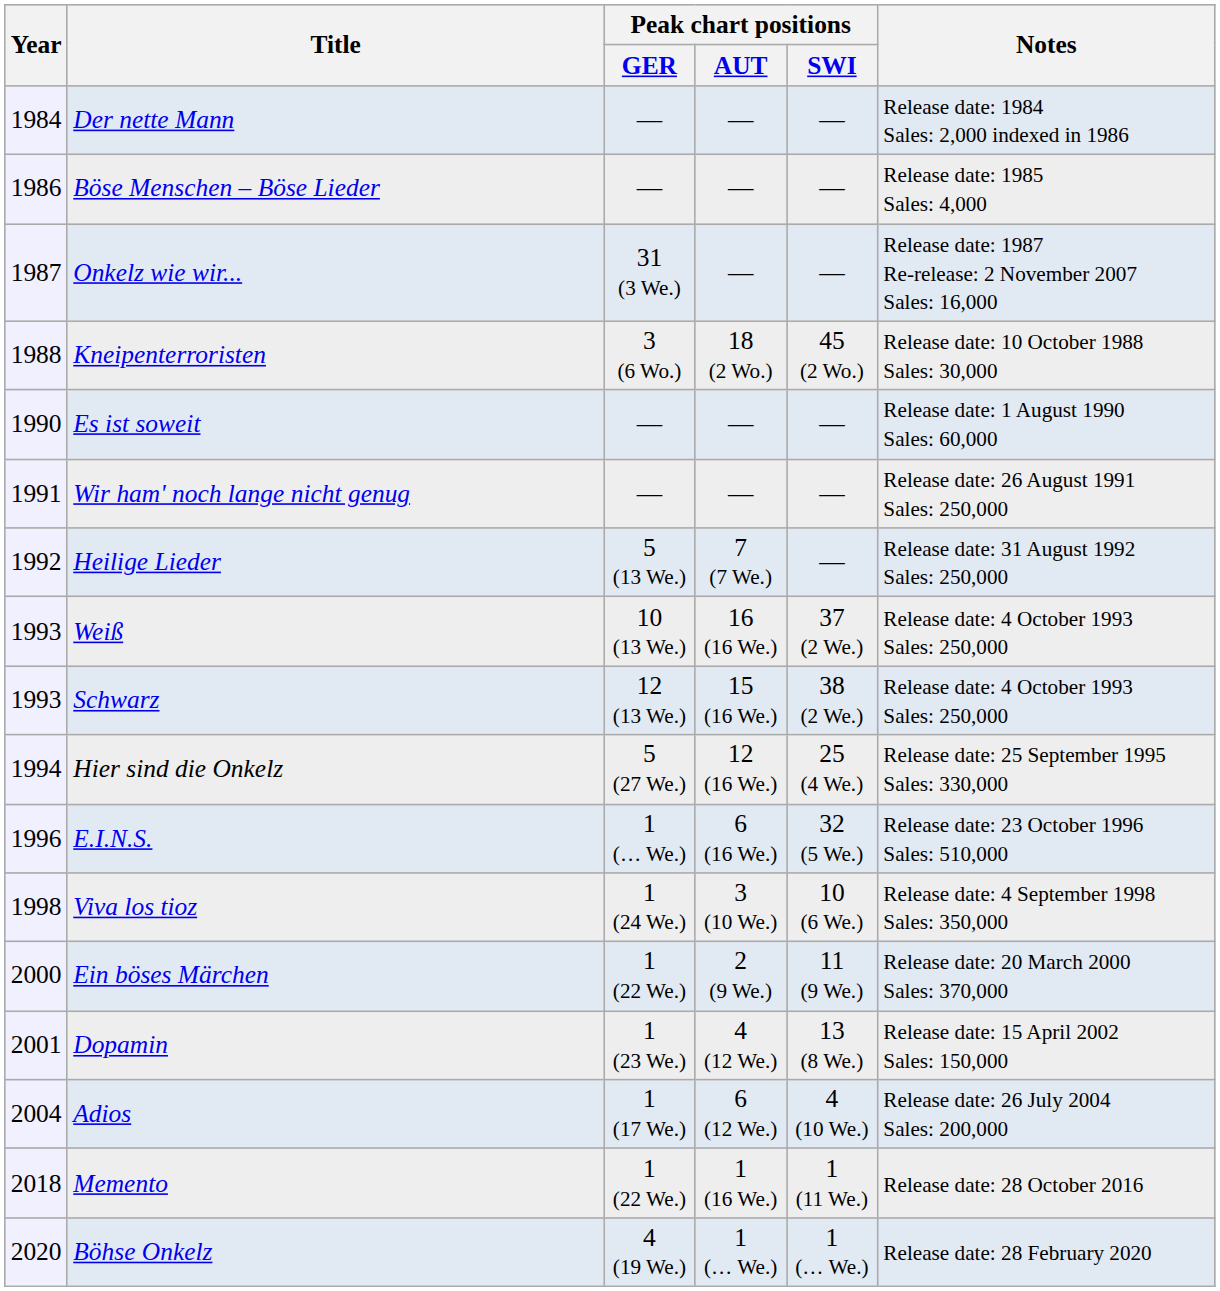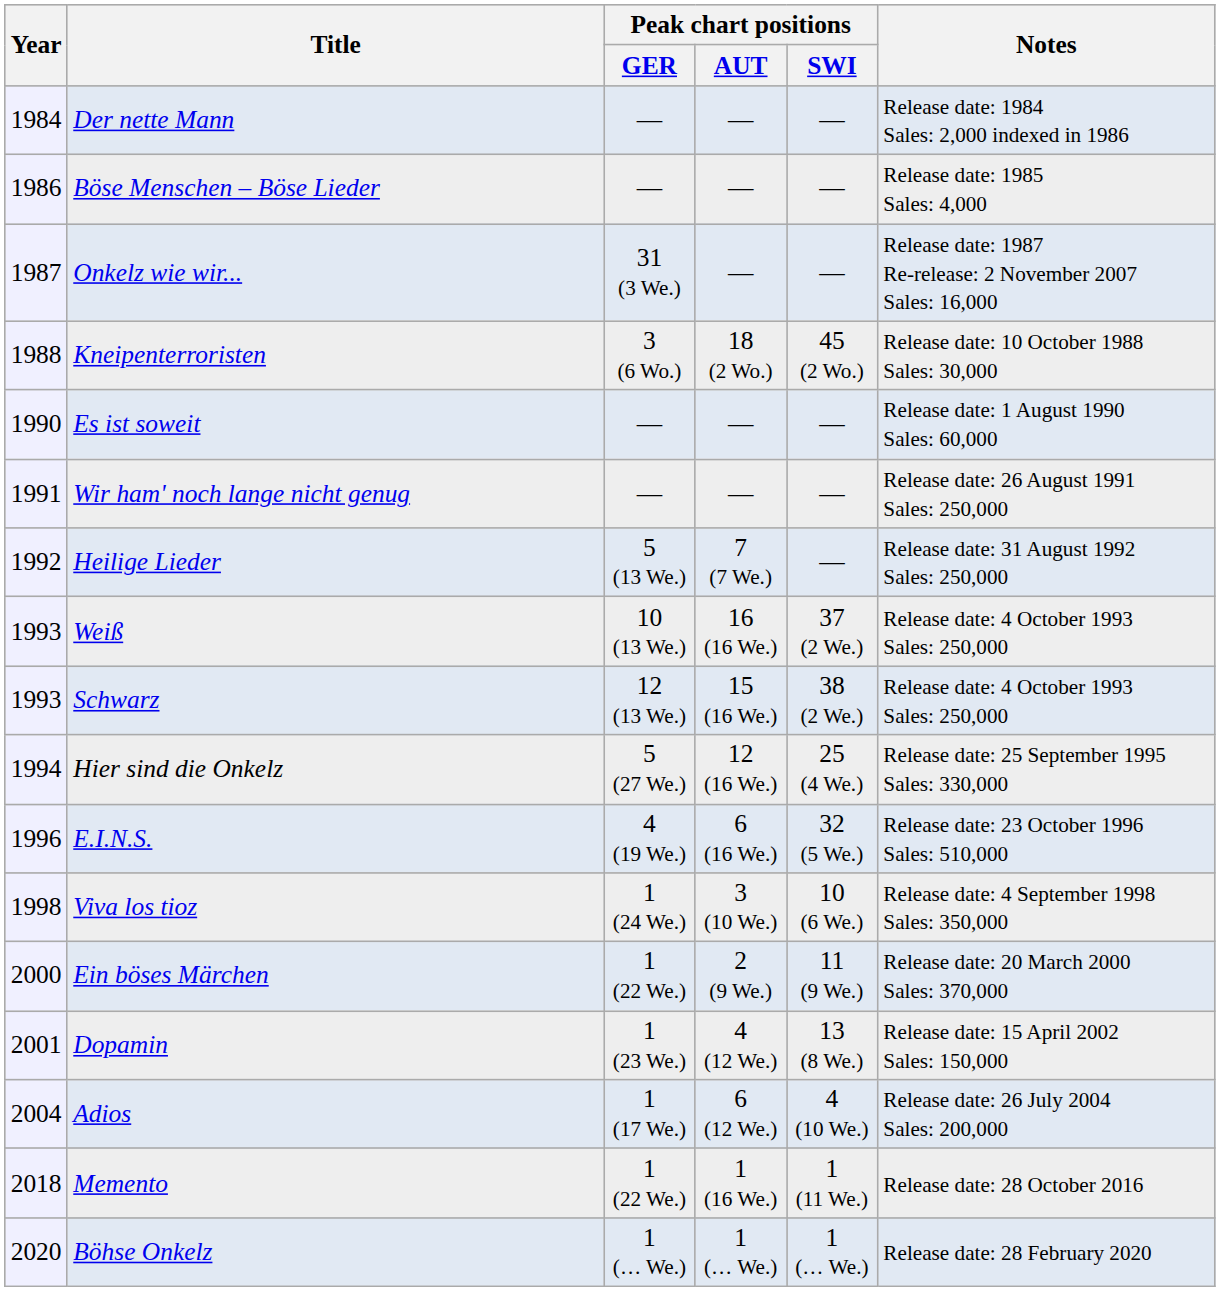(649, 837) 1 (… We.) -> (649, 837) 4 (19 We.)
(649, 1251) 4 (19 We.) -> (649, 1251) 1 (… We.)
